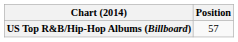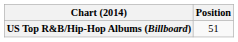(213, 28) 57 -> (213, 28) 51
